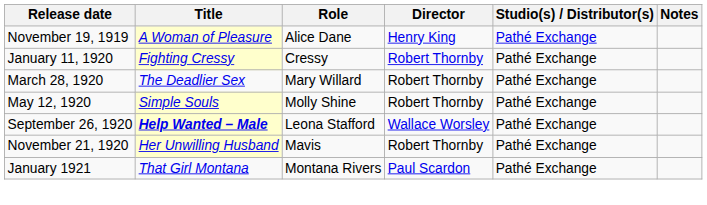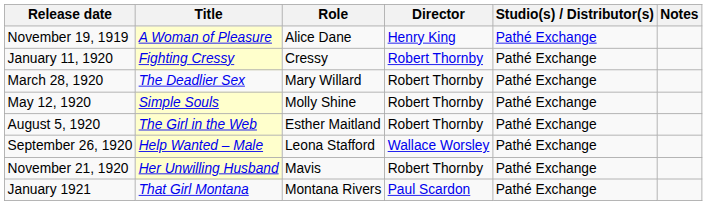+ row: (54, 124)
(203, 124) bold -> (201, 146) normal
